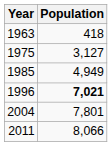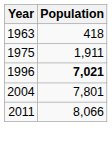(89, 53) 3,127 -> (89, 53) 1,911
- row: (21, 72)
